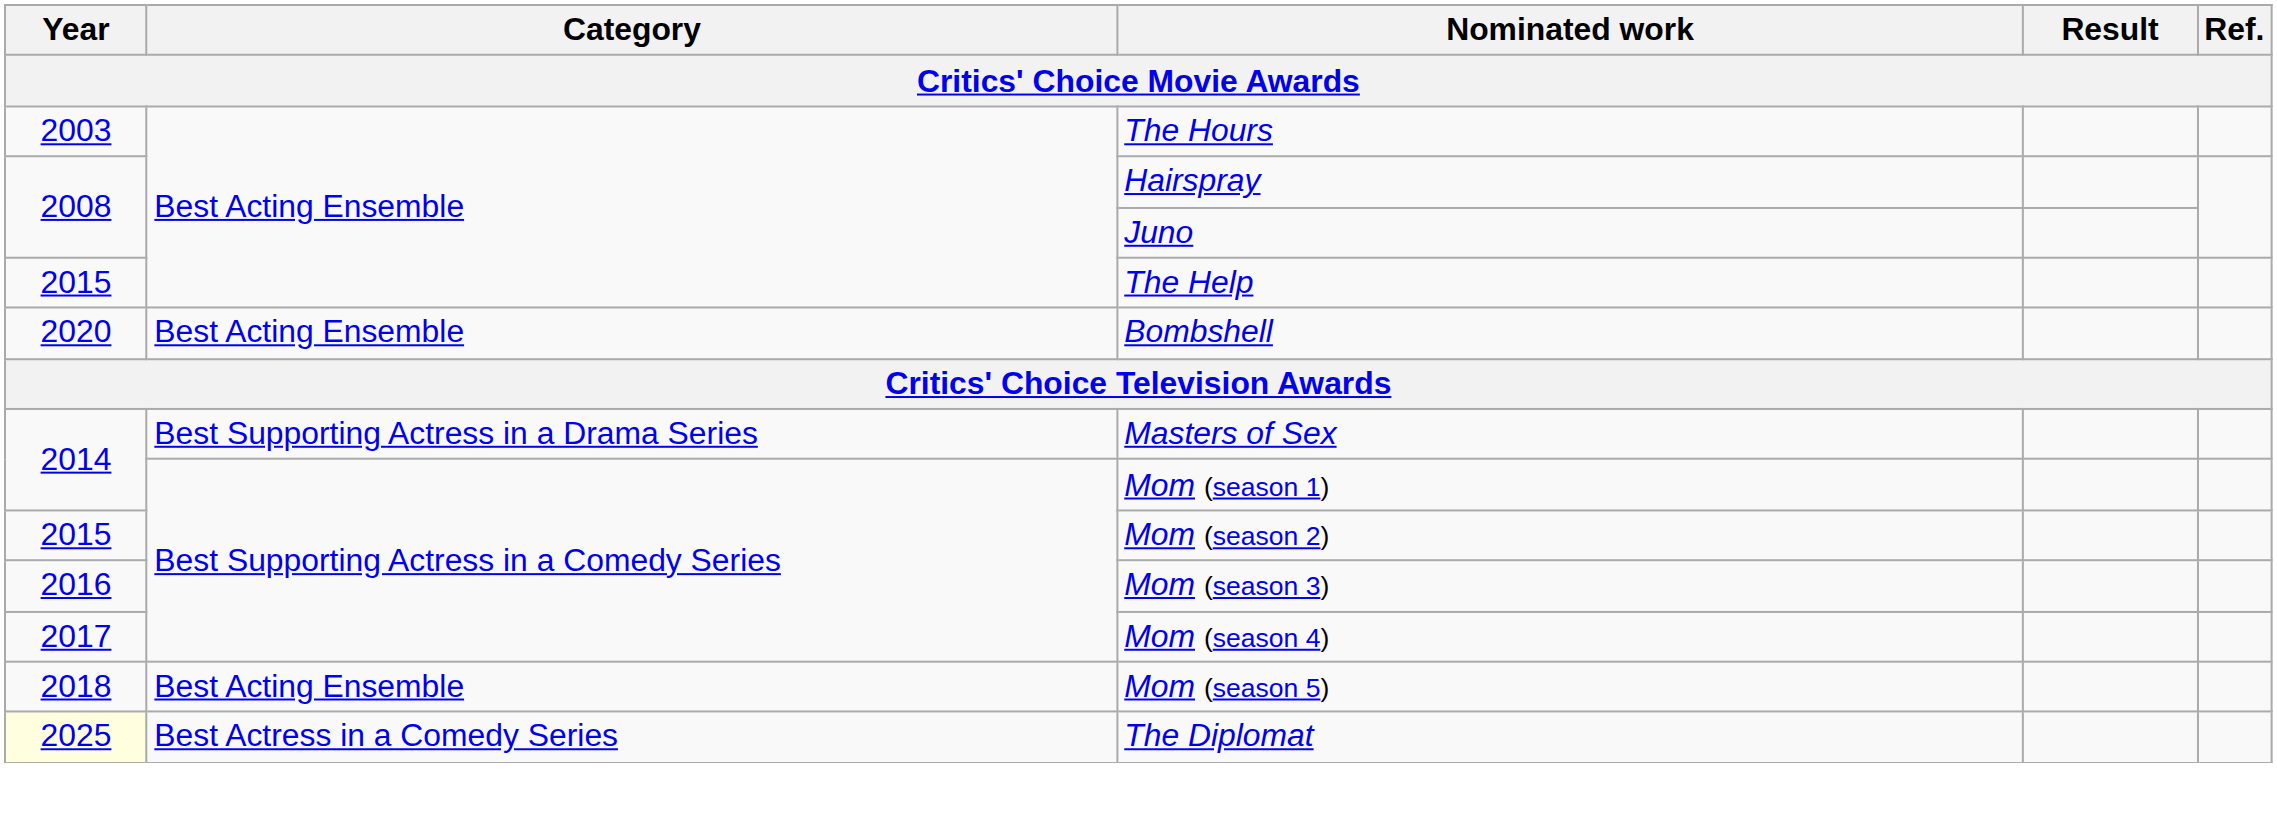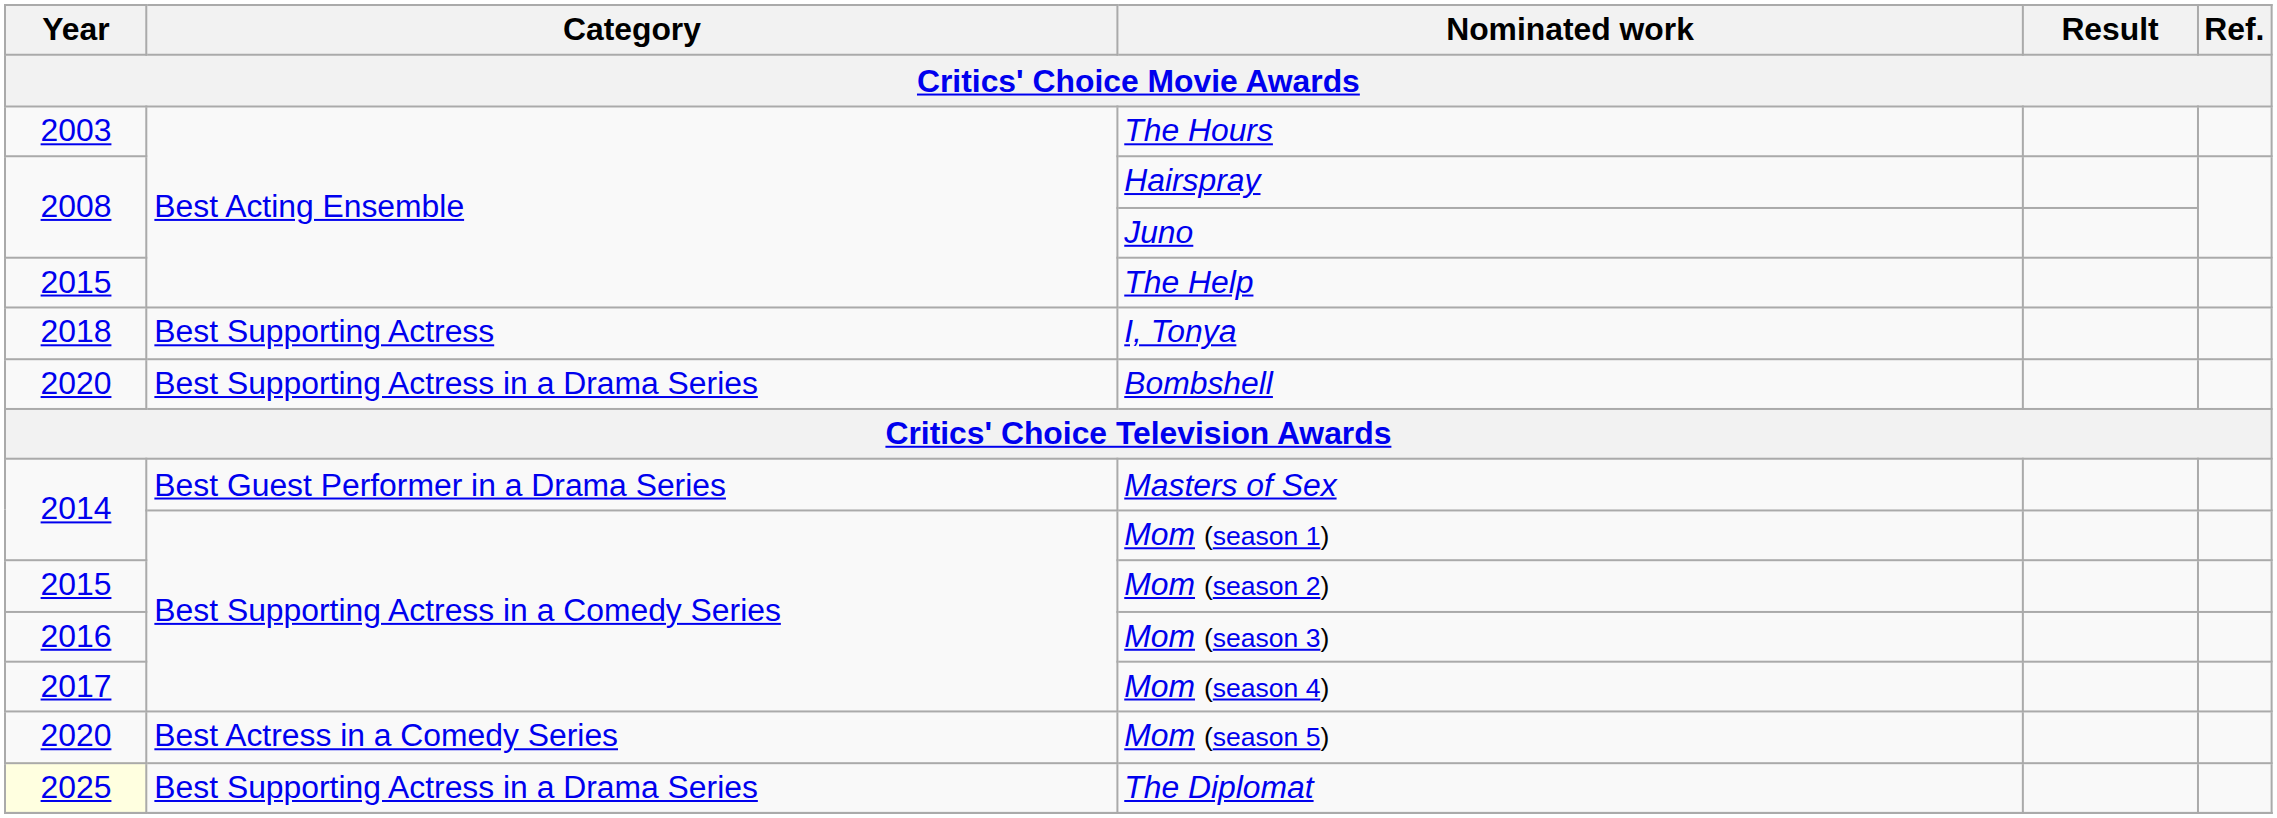+ row: (1180, 332)
(309, 332) Best Acting Ensemble -> (456, 383) Best Supporting Actress in a Drama Series
(456, 433) Best Supporting Actress in a Drama Series -> (440, 484) Best Guest Performer in a Drama Series
(76, 686) 2018 -> (76, 736) 2020
(309, 686) Best Acting Ensemble -> (386, 736) Best Actress in a Comedy Series
(386, 736) Best Actress in a Comedy Series -> (456, 787) Best Supporting Actress in a Drama Series
